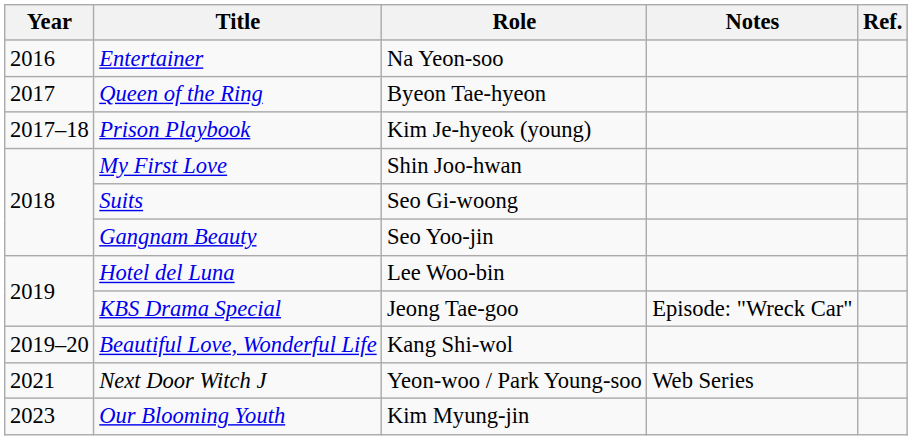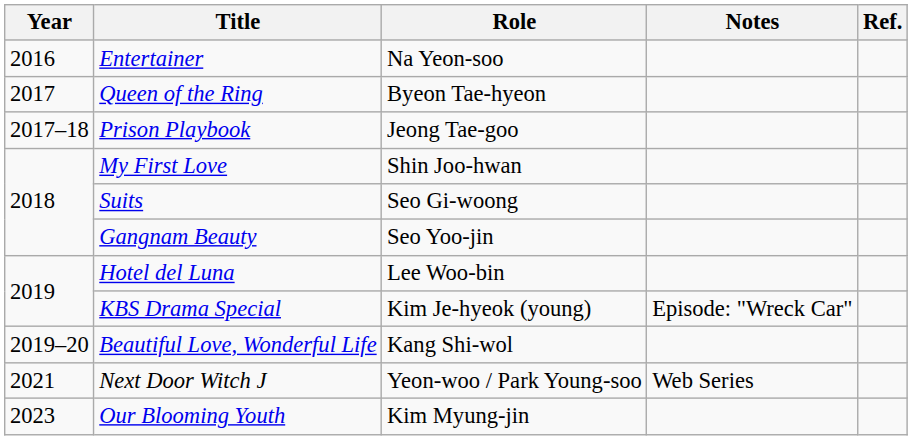(489, 129) Kim Je-hyeok (young) -> (453, 129) Jeong Tae-goo
(453, 308) Jeong Tae-goo -> (489, 308) Kim Je-hyeok (young)
